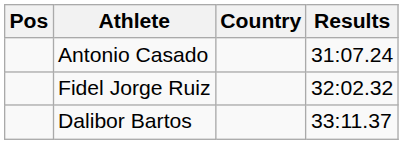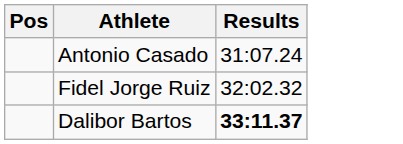- column: (261, 21)
(351, 121) normal -> (261, 121) bold
